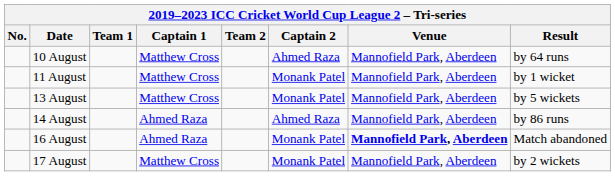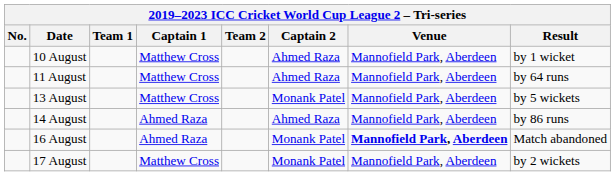(541, 56) by 64 runs -> (544, 56) by 1 wicket
(308, 77) Monank Patel -> (306, 77) Ahmed Raza
(544, 77) by 1 wicket -> (541, 77) by 64 runs
